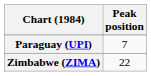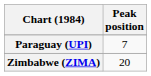(125, 62) 22 -> (125, 62) 20
